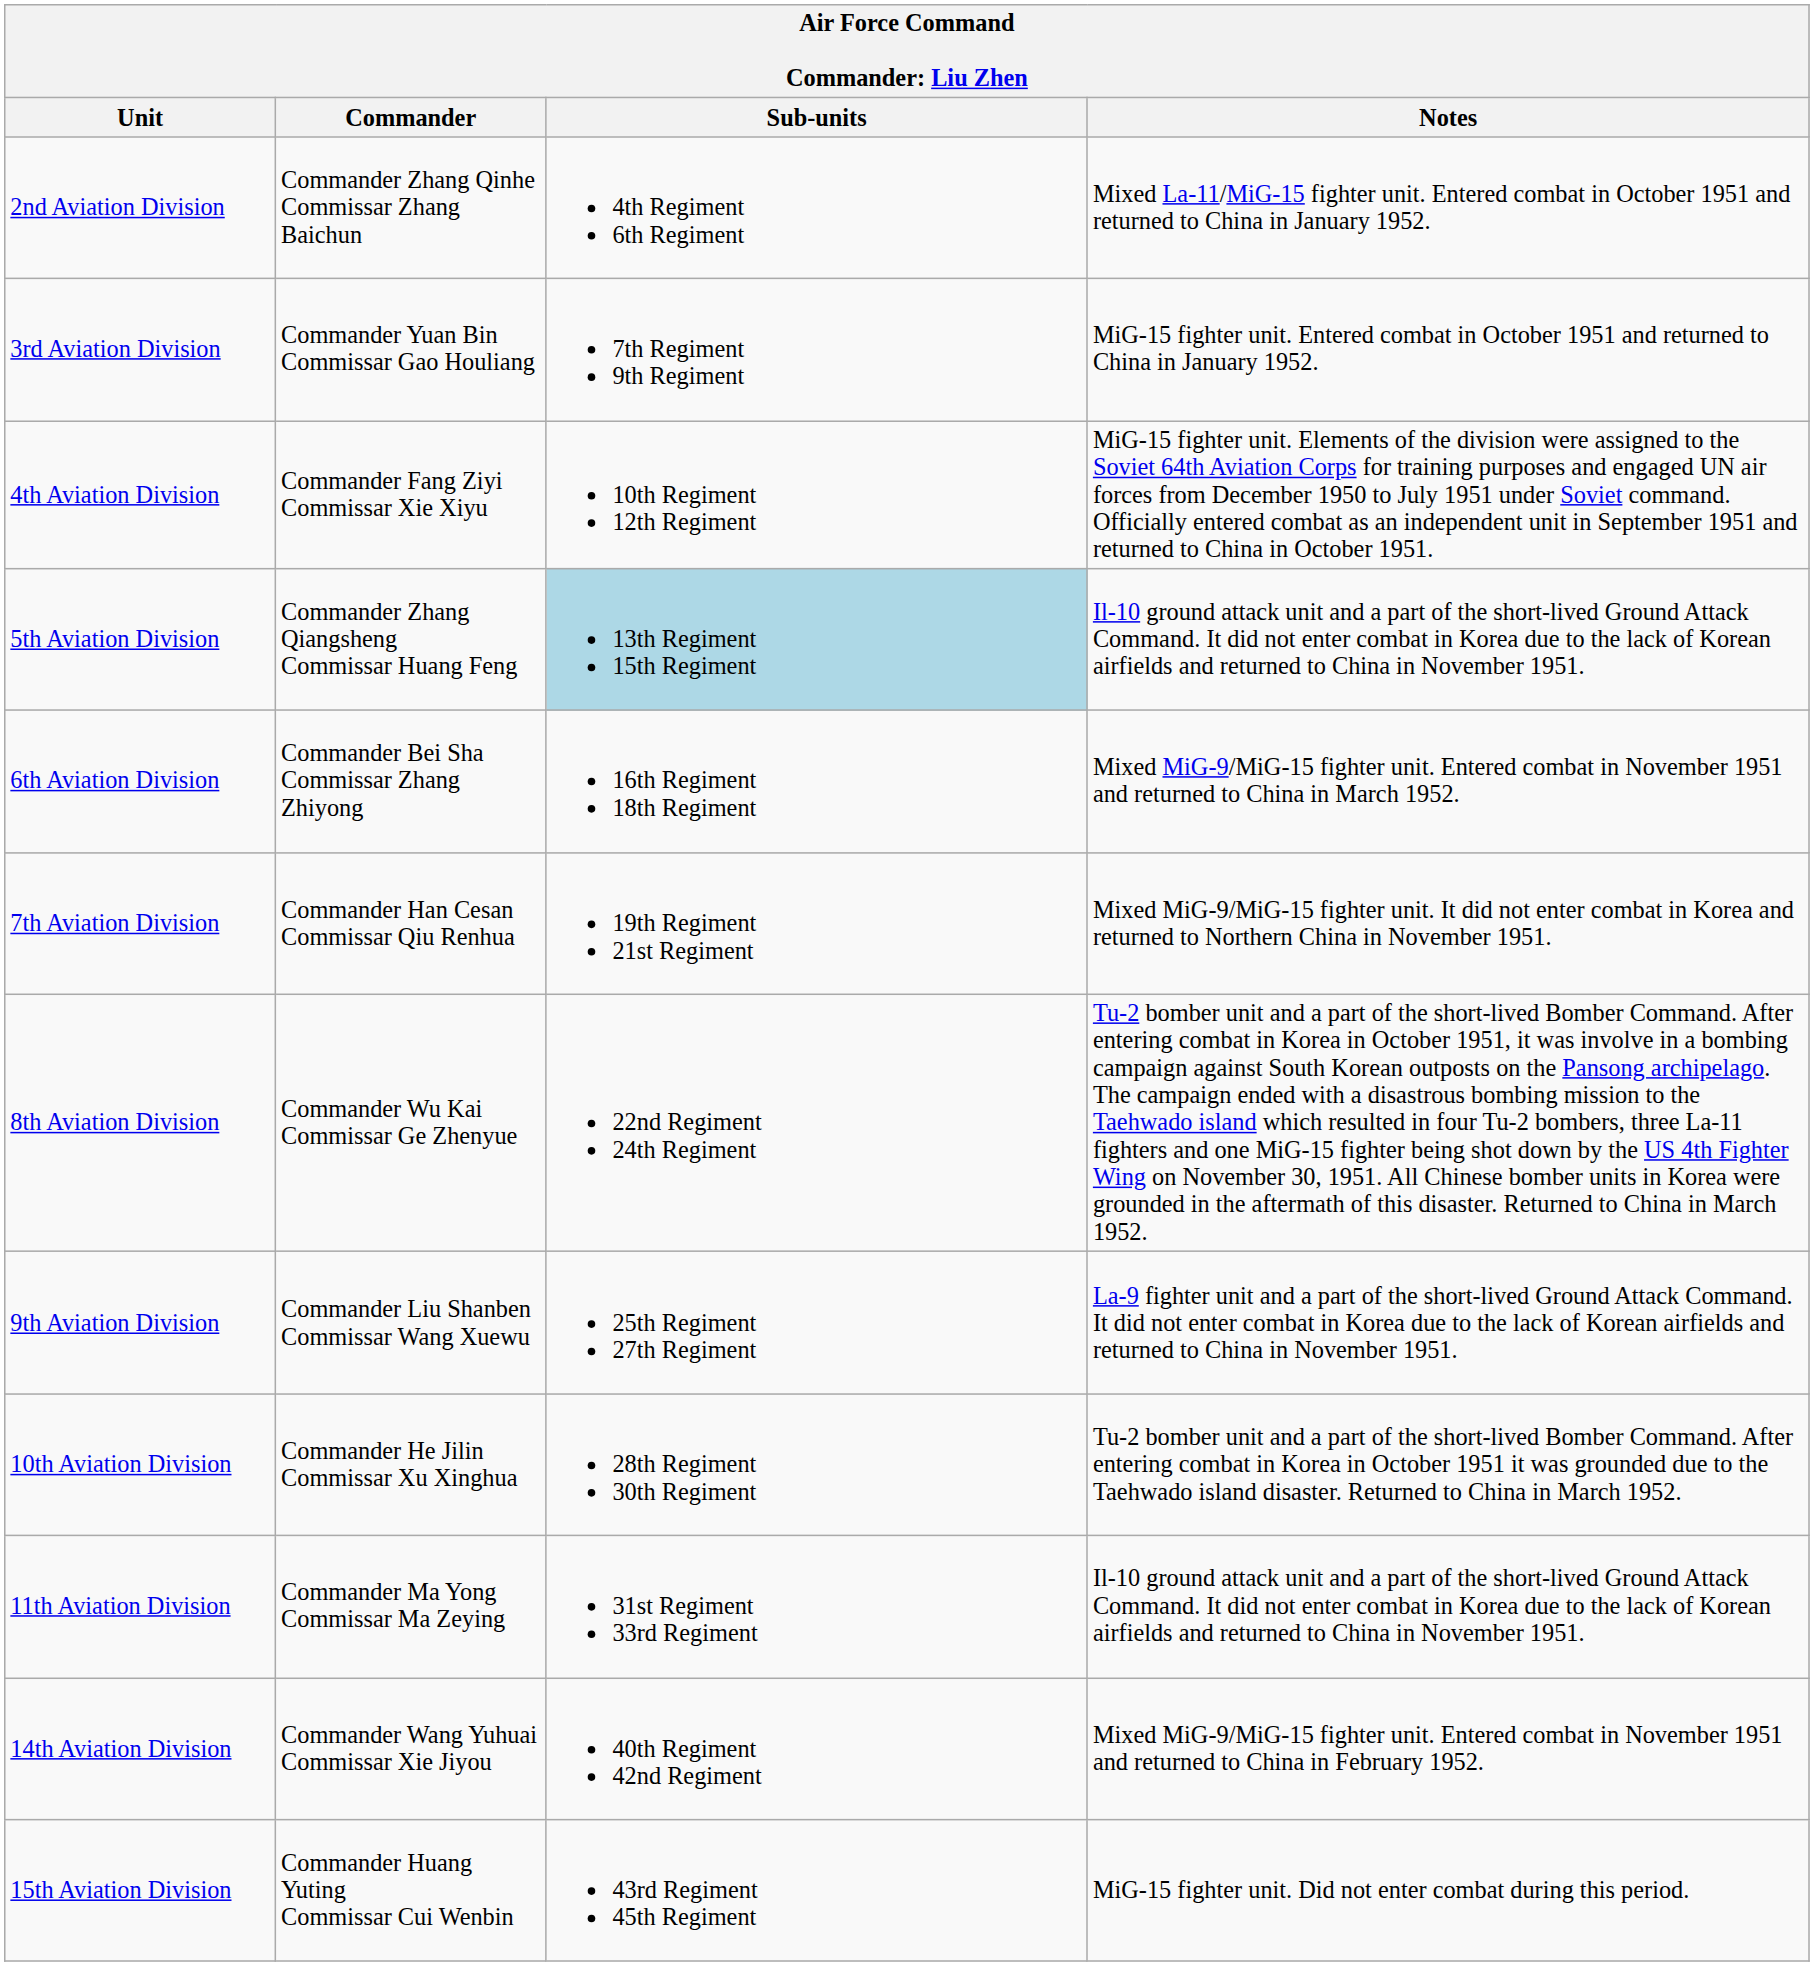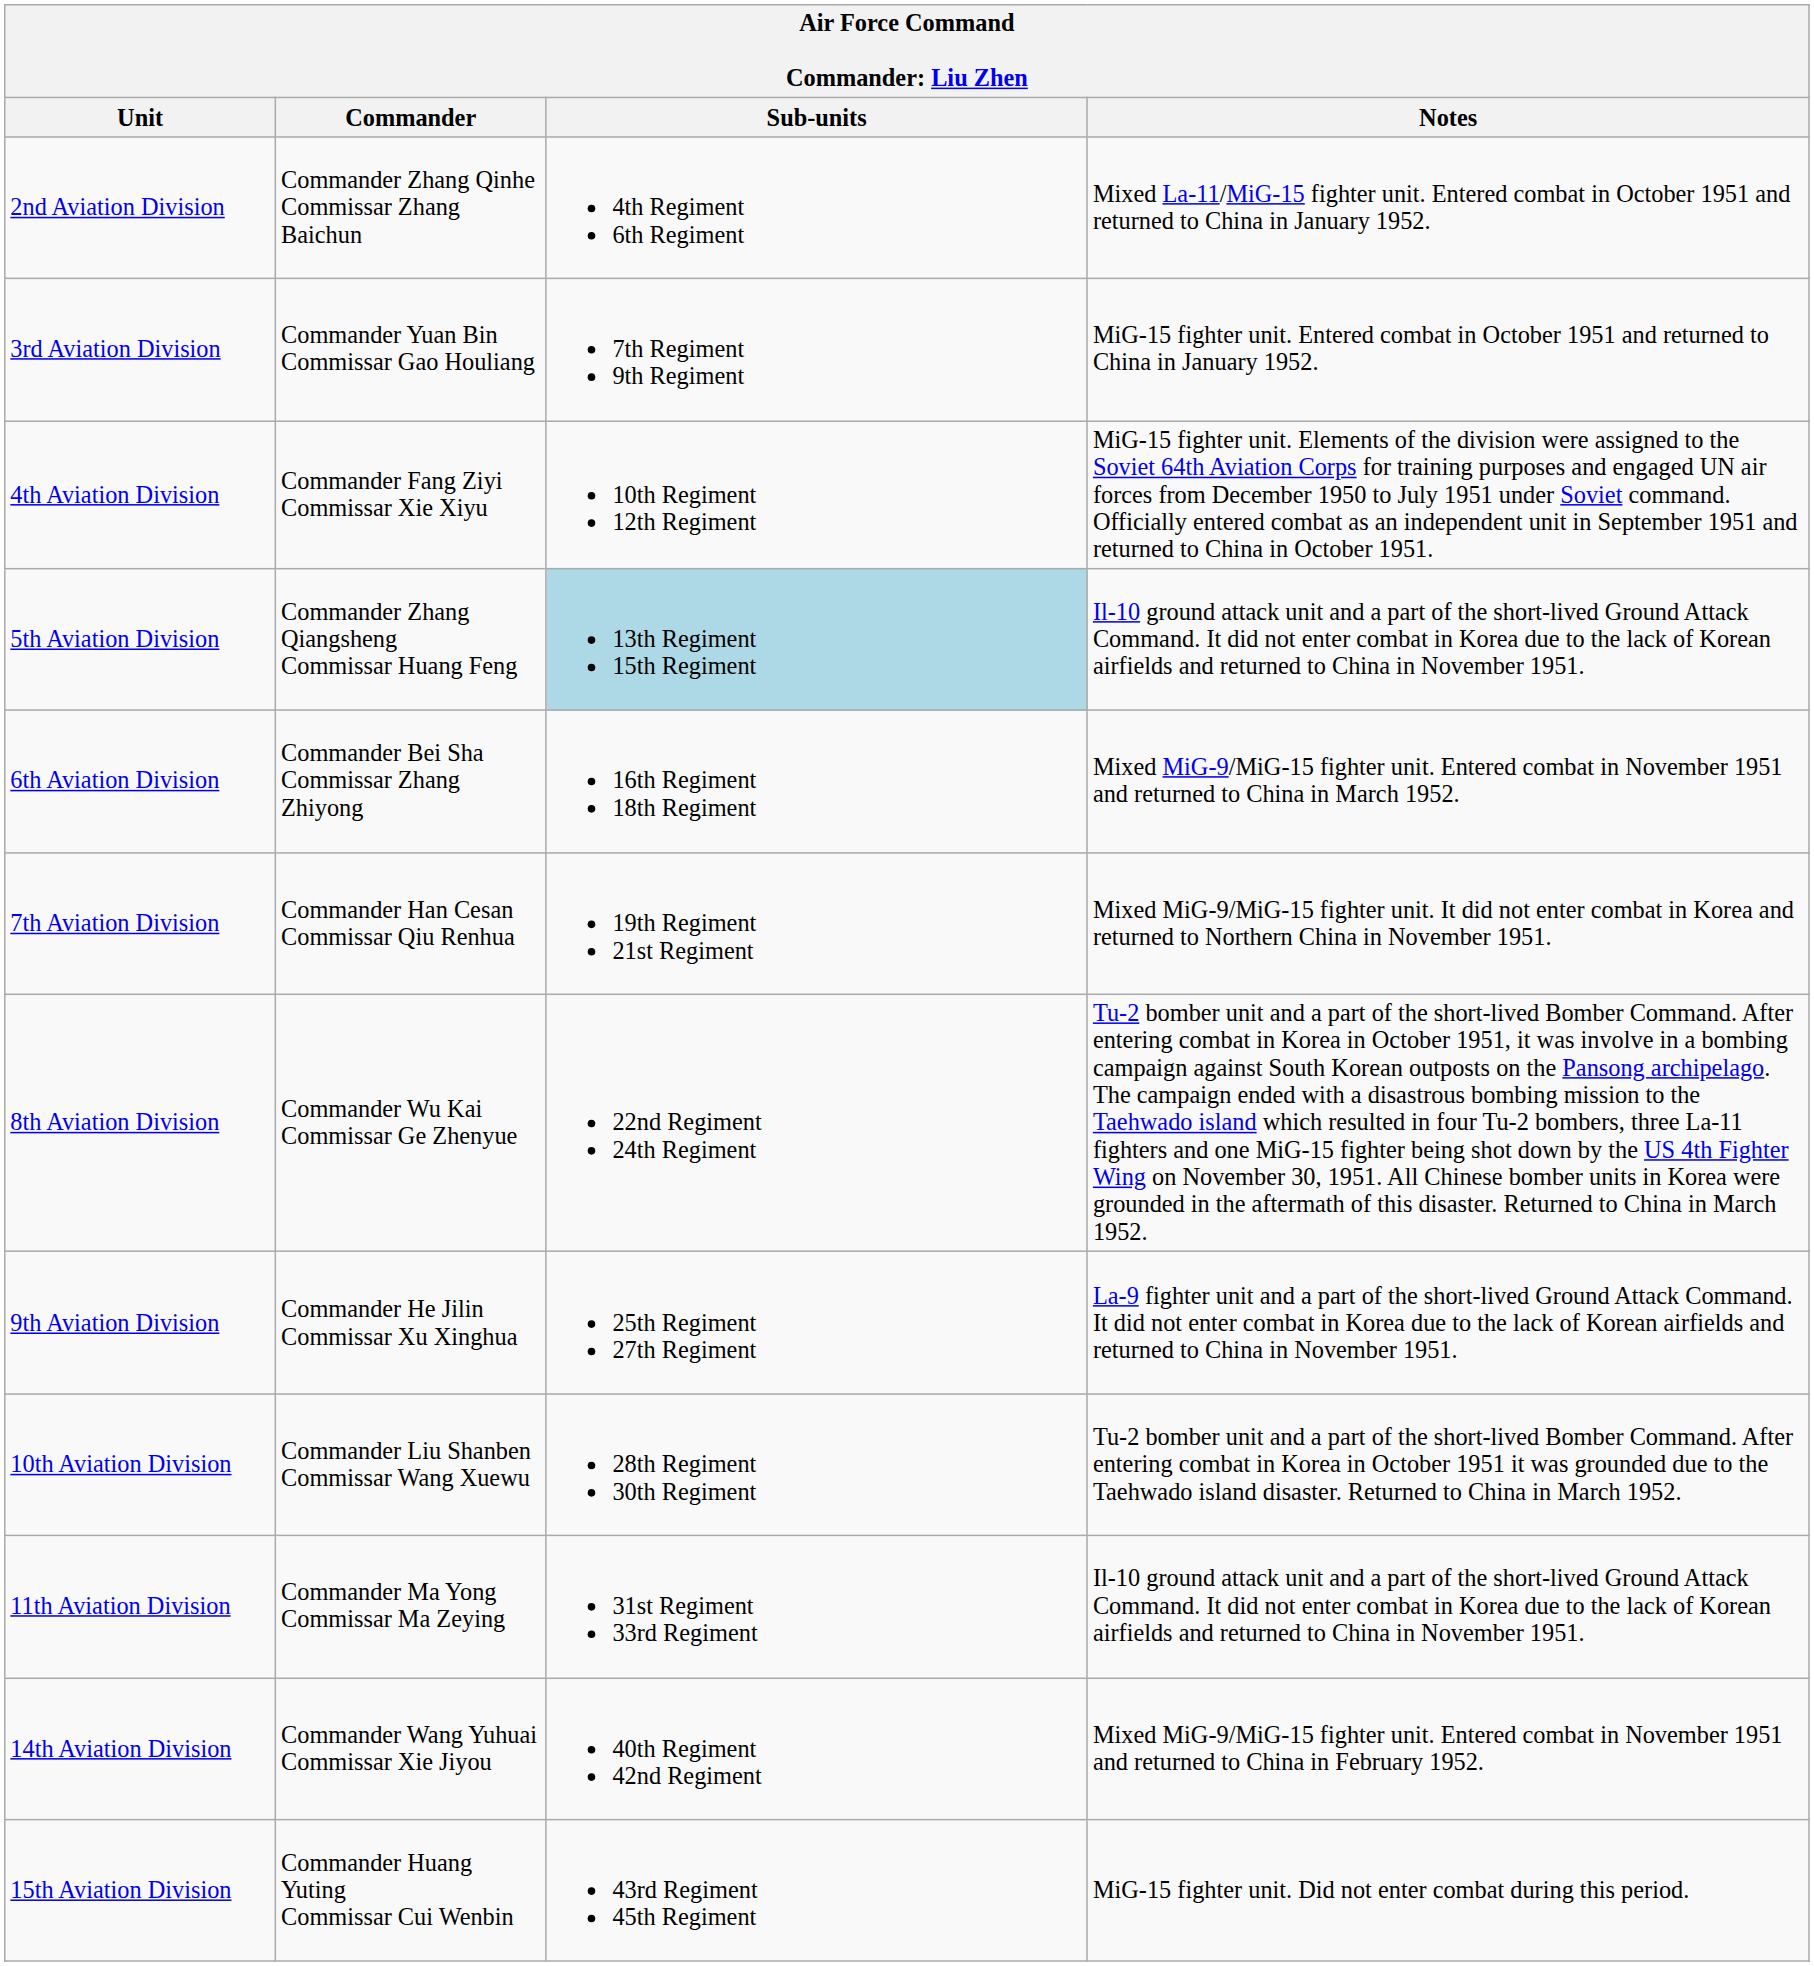(406, 1322) Commander Liu Shanben Commissar Wang Xuewu -> (399, 1322) Commander He Jilin Commissar Xu Xinghua
(399, 1464) Commander He Jilin Commissar Xu Xinghua -> (406, 1464) Commander Liu Shanben Commissar Wang Xuewu
